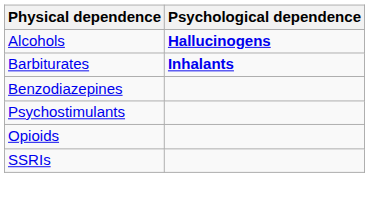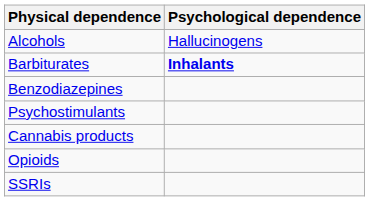(219, 41) bold -> (215, 41) normal
+ row: (71, 136)
